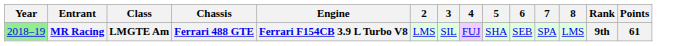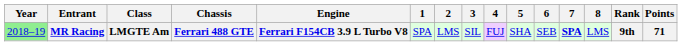+ column: (422, 13)
(547, 31) normal -> (572, 31) bold
(635, 31) 61 -> (660, 31) 71
